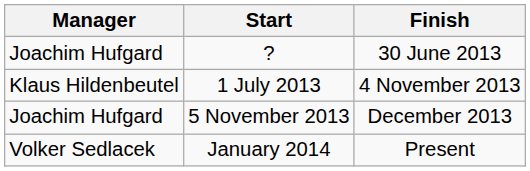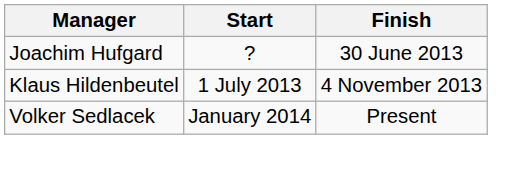- row: (269, 117)
